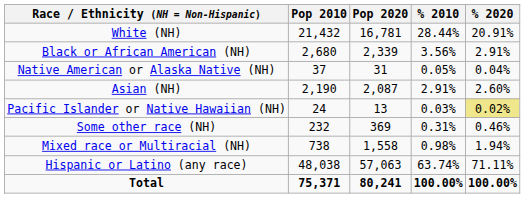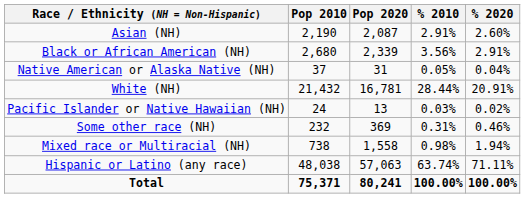rows swapped: (147, 33) <-> (147, 89)
(493, 108) khaki background -> (493, 108) no background
